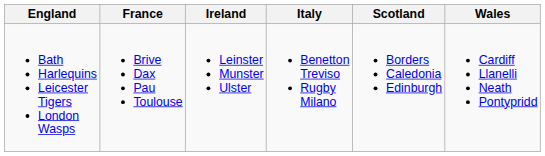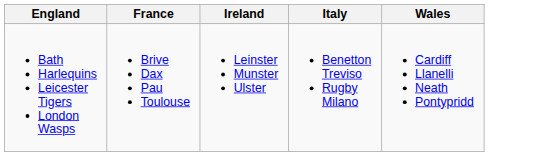- column: (399, 14)
